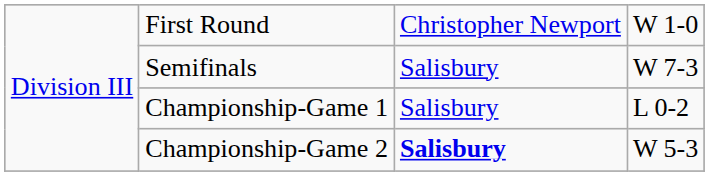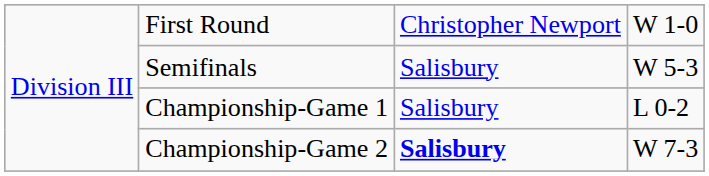(666, 66) W 7-3 -> (666, 66) W 5-3
(666, 149) W 5-3 -> (666, 149) W 7-3
